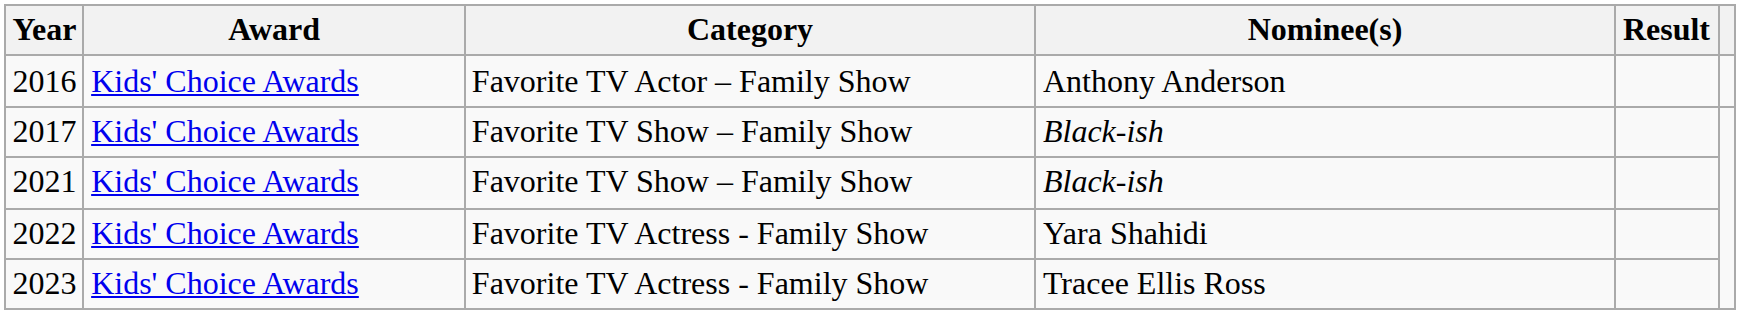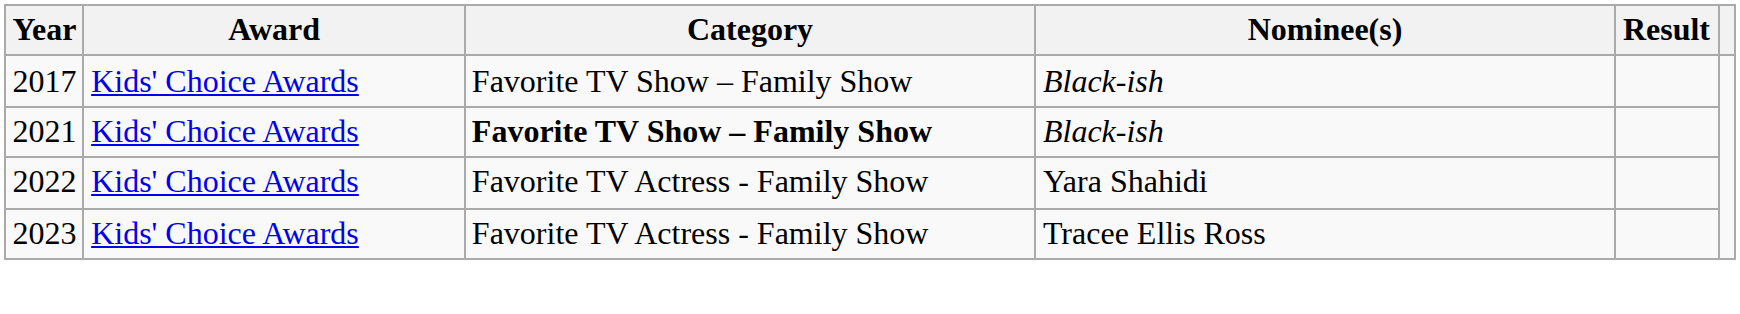- row: (44, 80)
(692, 182) normal -> (702, 131) bold
